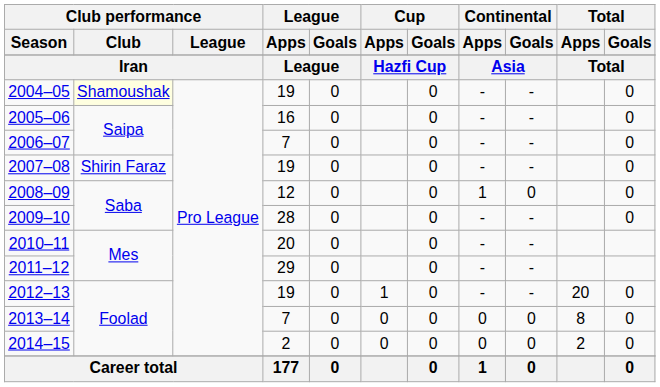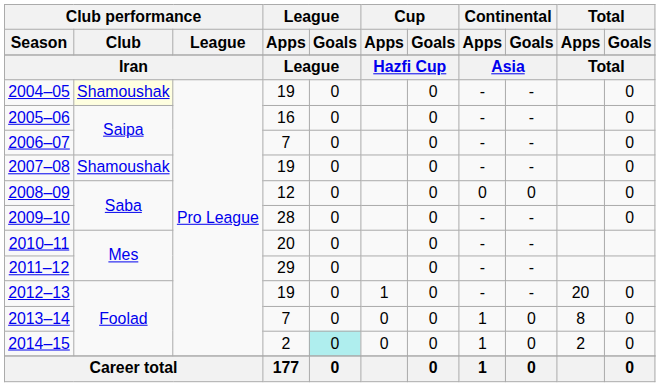(123, 167) Shirin Faraz -> (123, 167) Shamoushak
(482, 192) 1 -> (482, 192) 0
(482, 318) 0 -> (482, 318) 1
(335, 343) no background -> (335, 343) paleturquoise background
(482, 343) 0 -> (482, 343) 1
